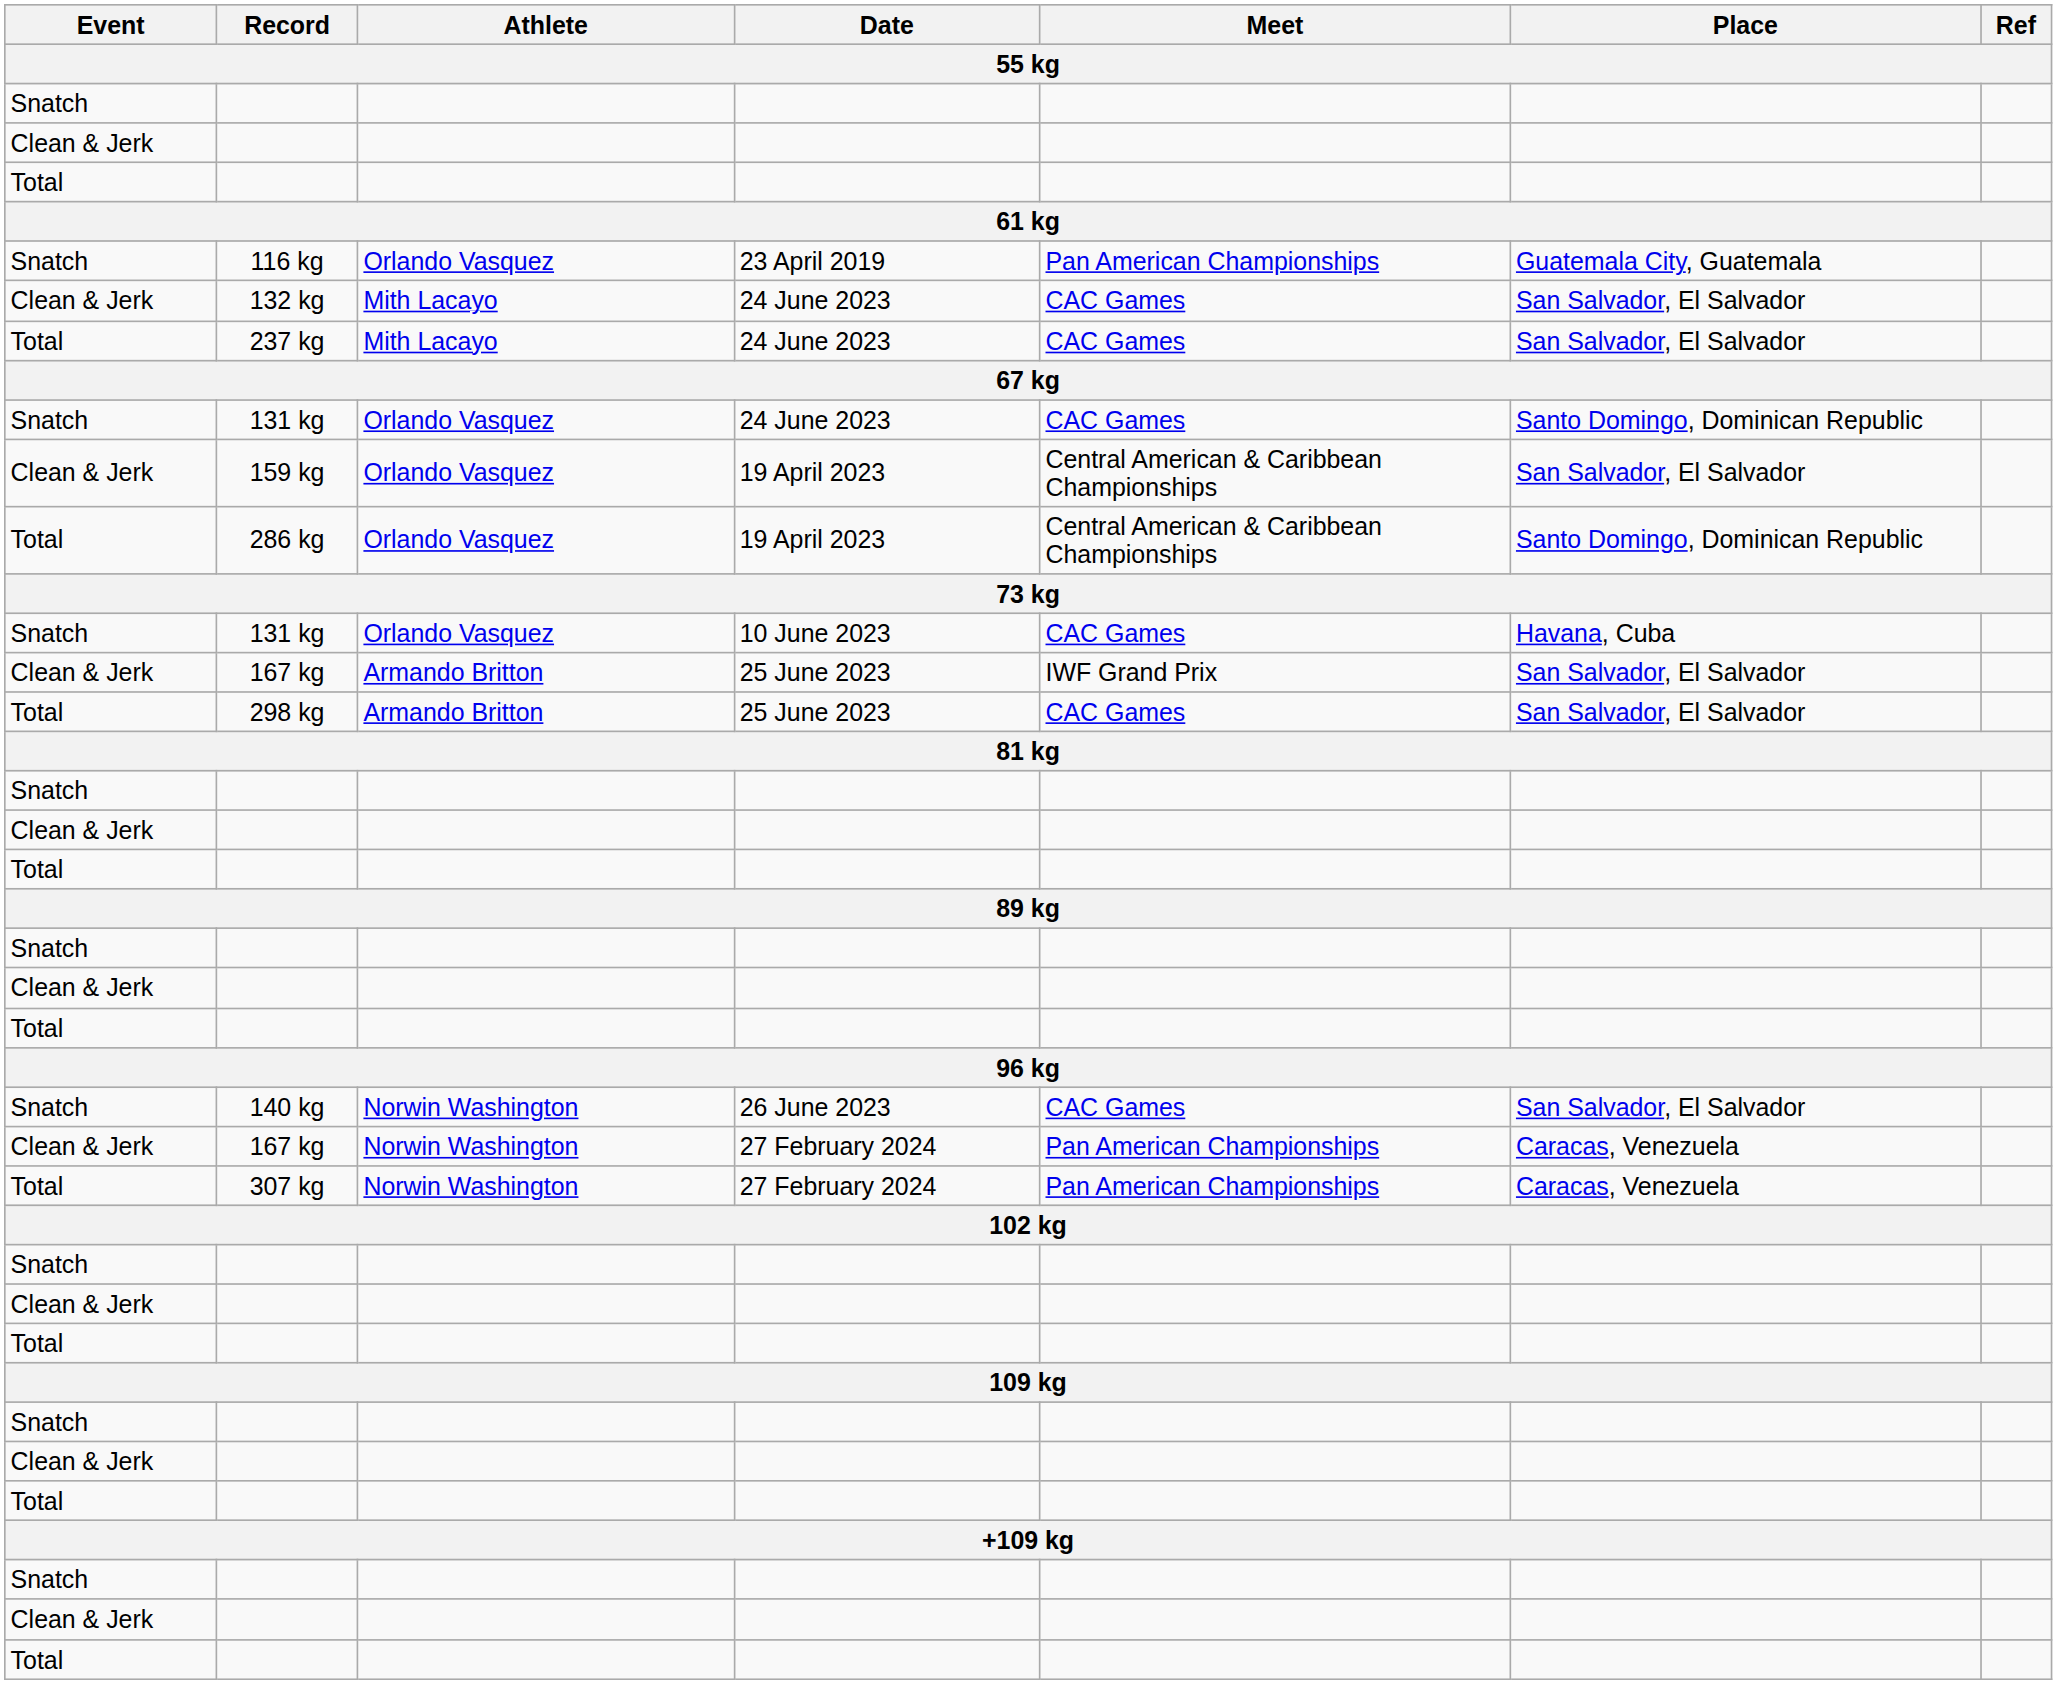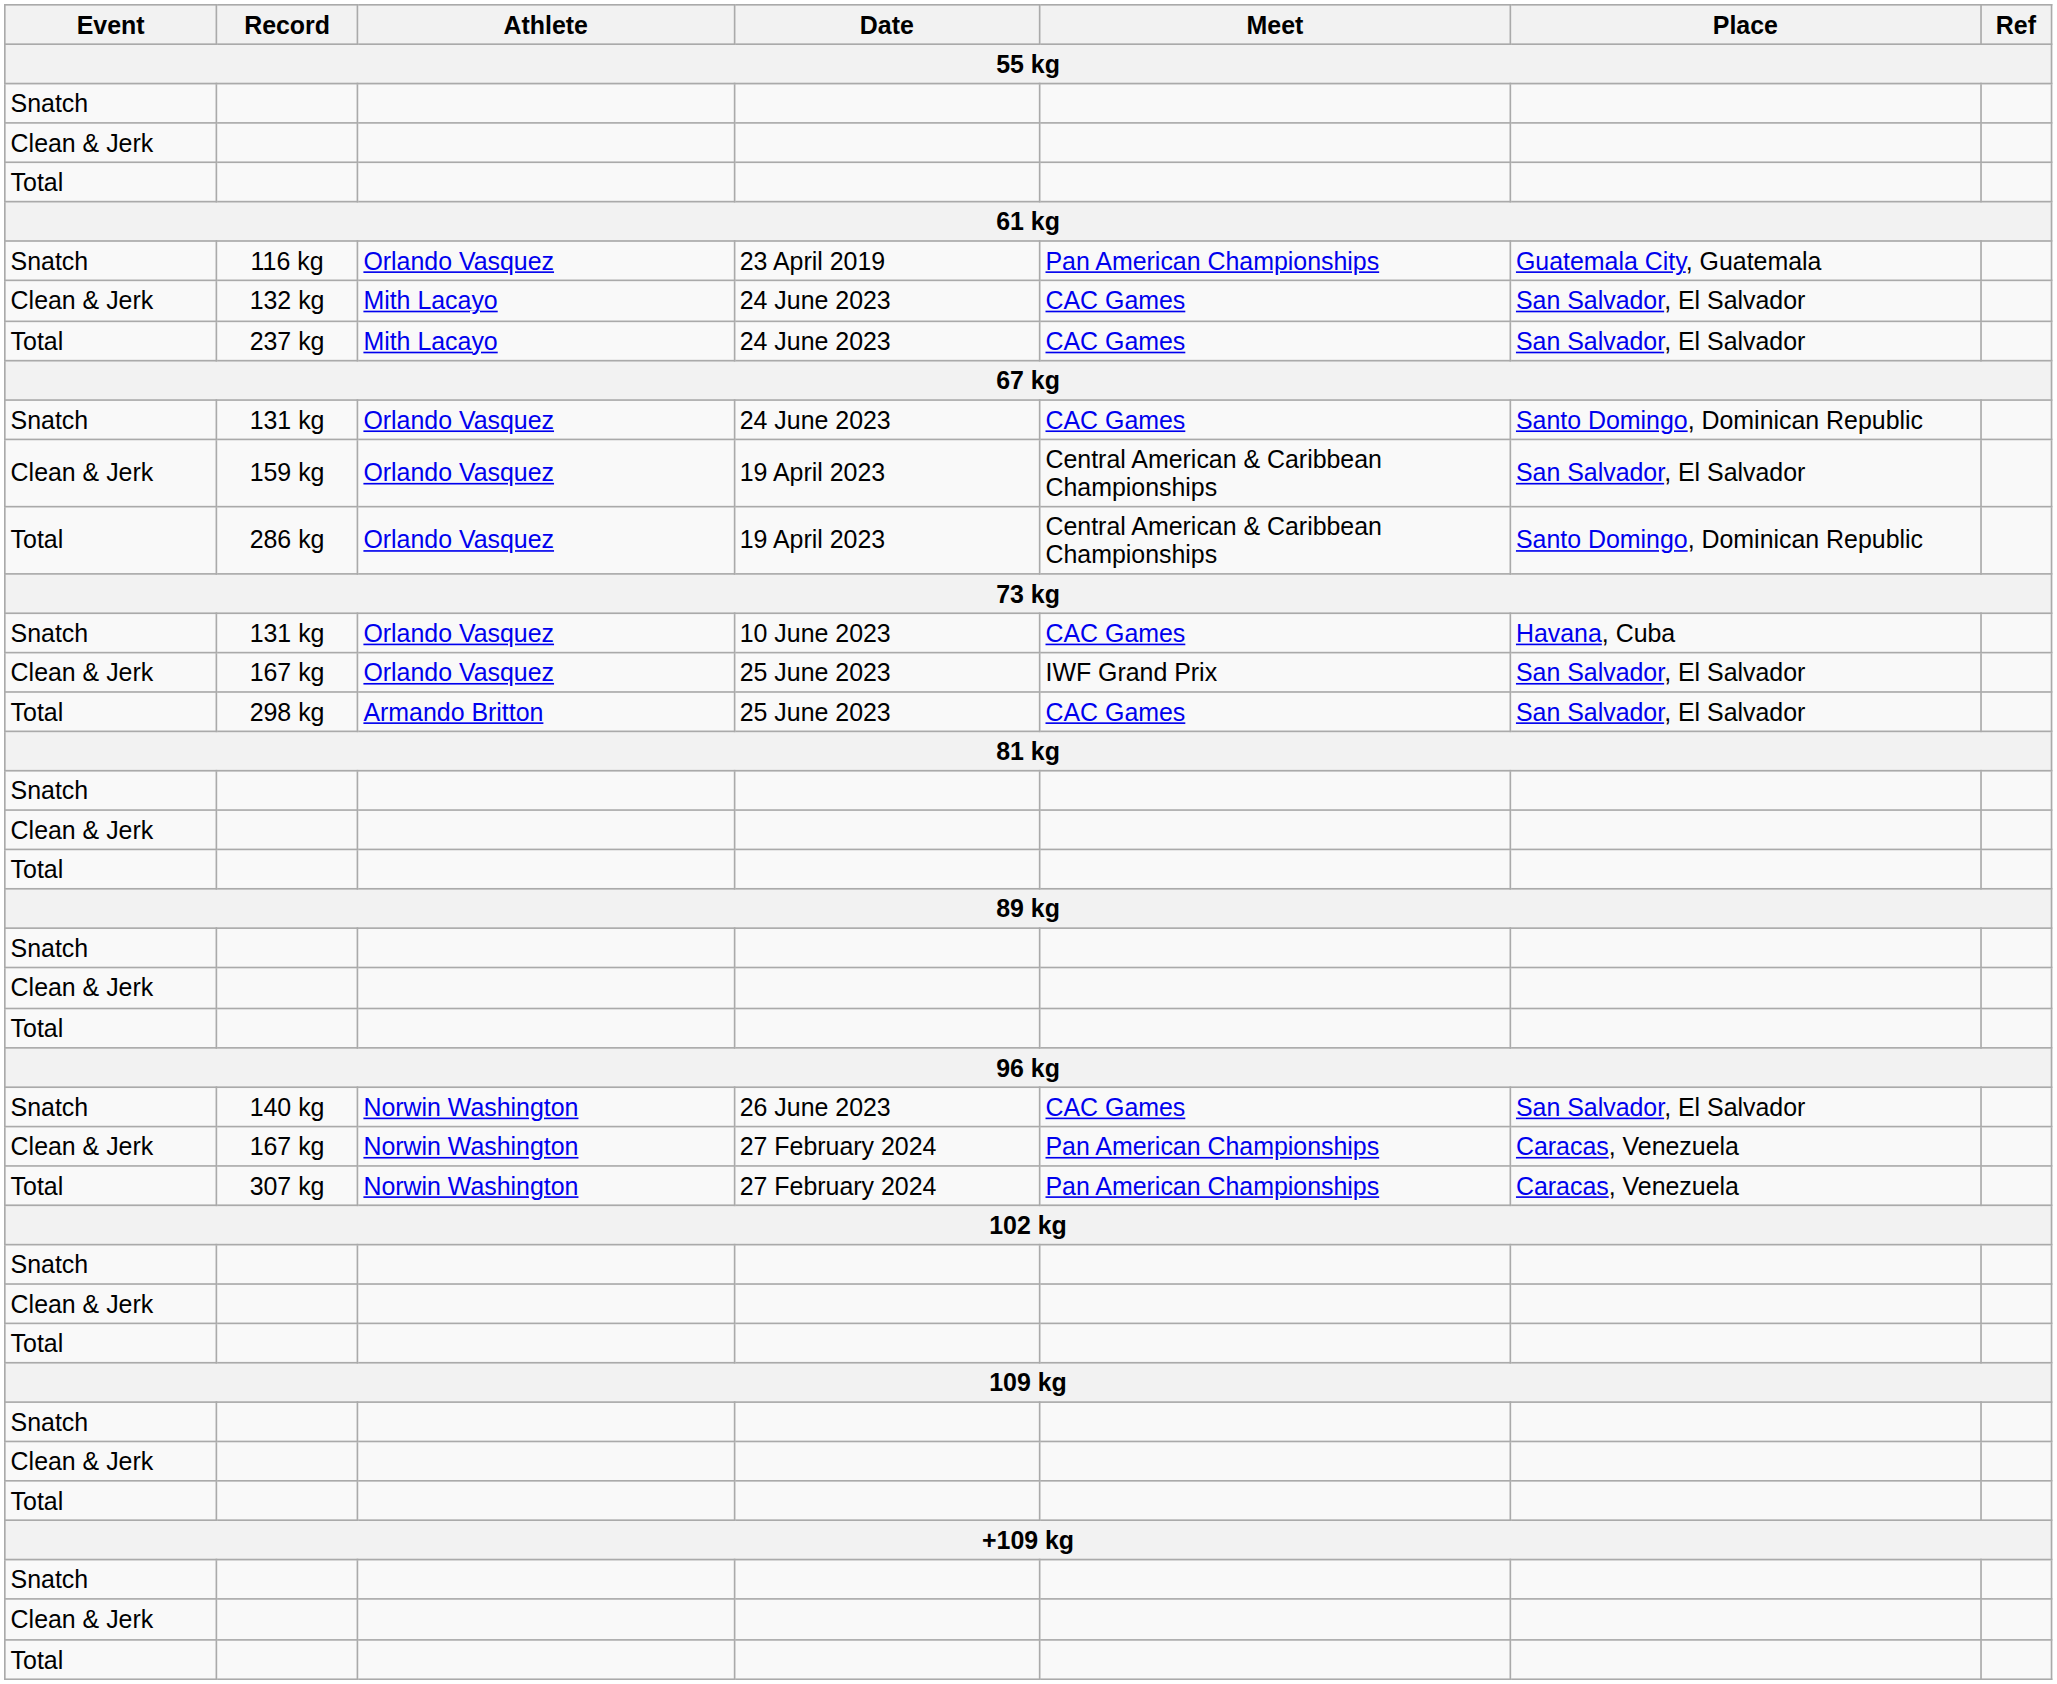(453, 672) Armando Britton -> (459, 672) Orlando Vasquez
